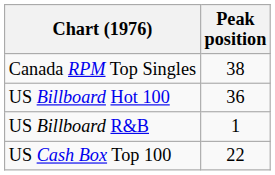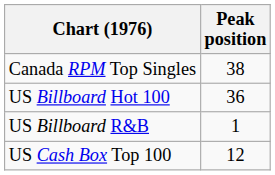(235, 155) 22 -> (235, 155) 12
